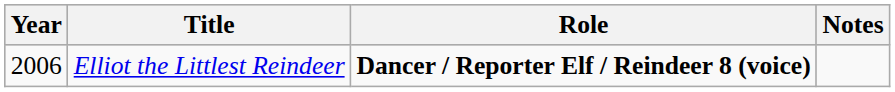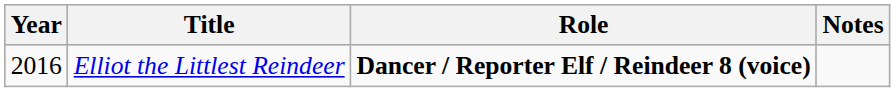(36, 65) 2006 -> (36, 65) 2016
